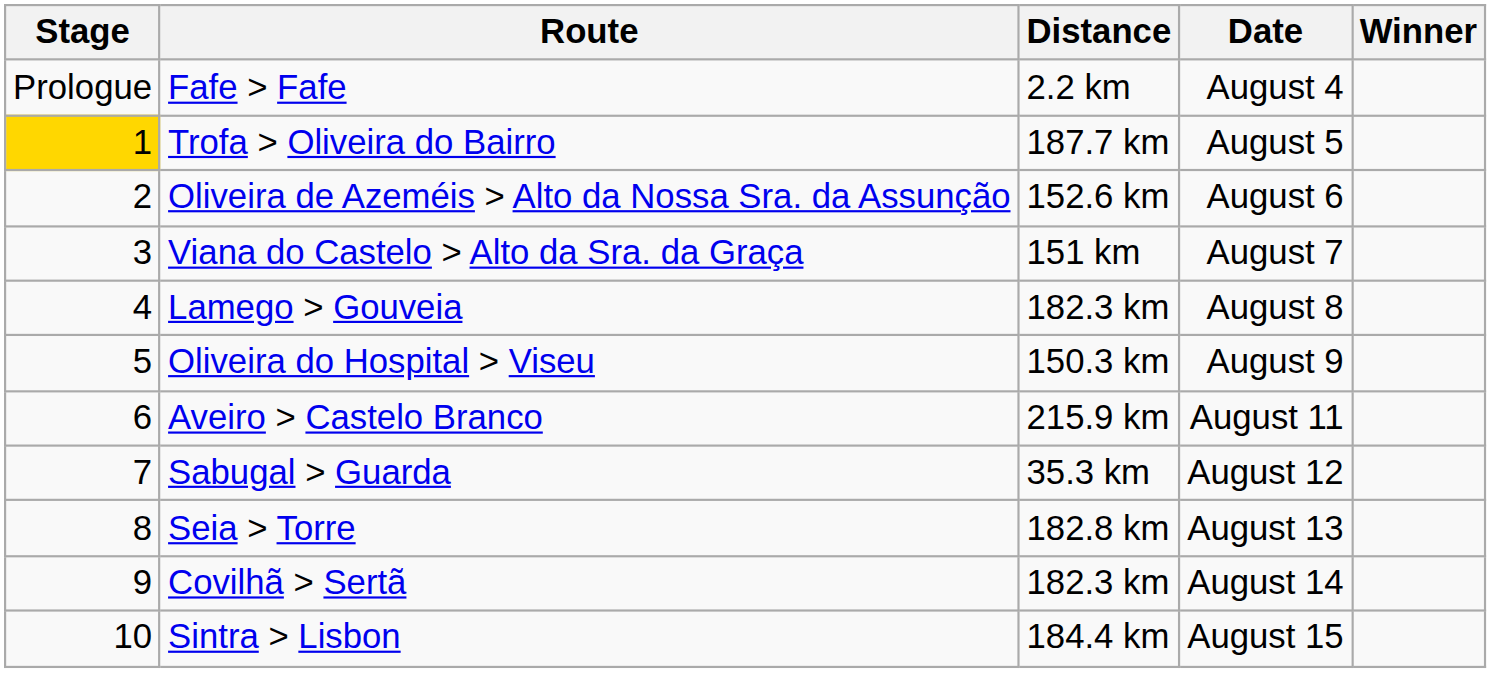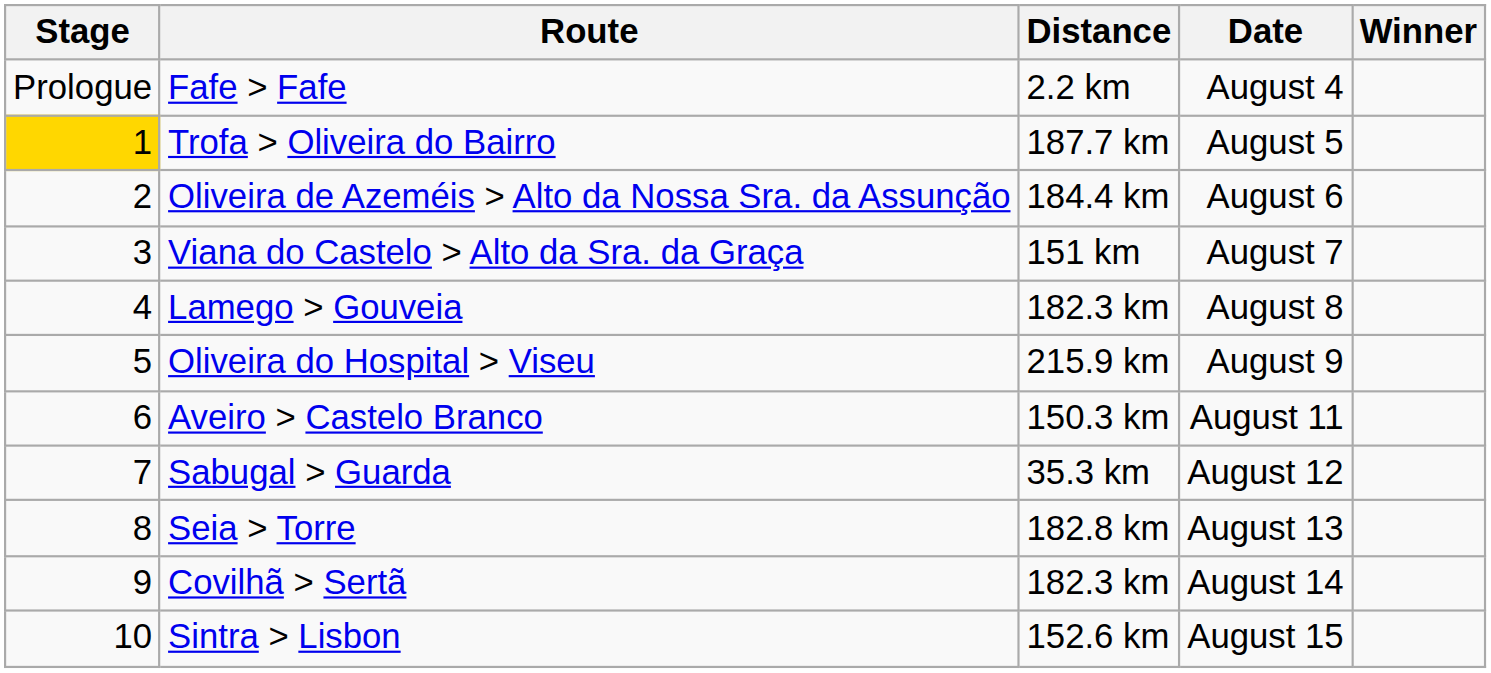(1098, 197) 152.6 km -> (1098, 197) 184.4 km
(1098, 362) 150.3 km -> (1098, 362) 215.9 km
(1098, 417) 215.9 km -> (1098, 417) 150.3 km
(1098, 637) 184.4 km -> (1098, 637) 152.6 km
